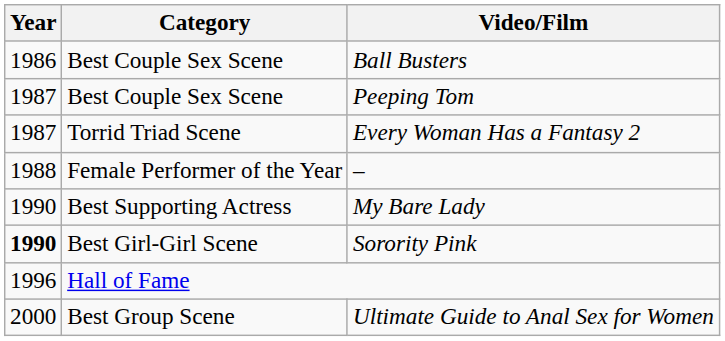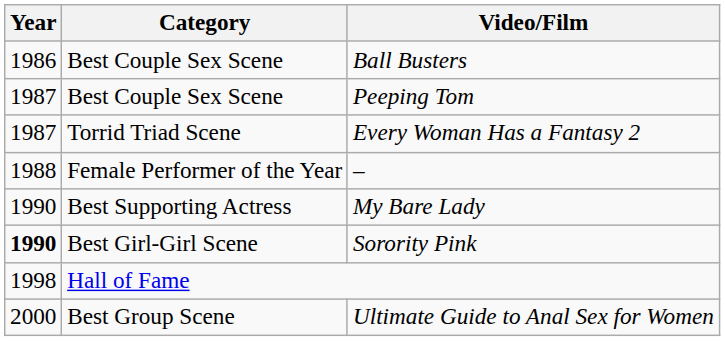(33, 280) 1996 -> (33, 280) 1998
